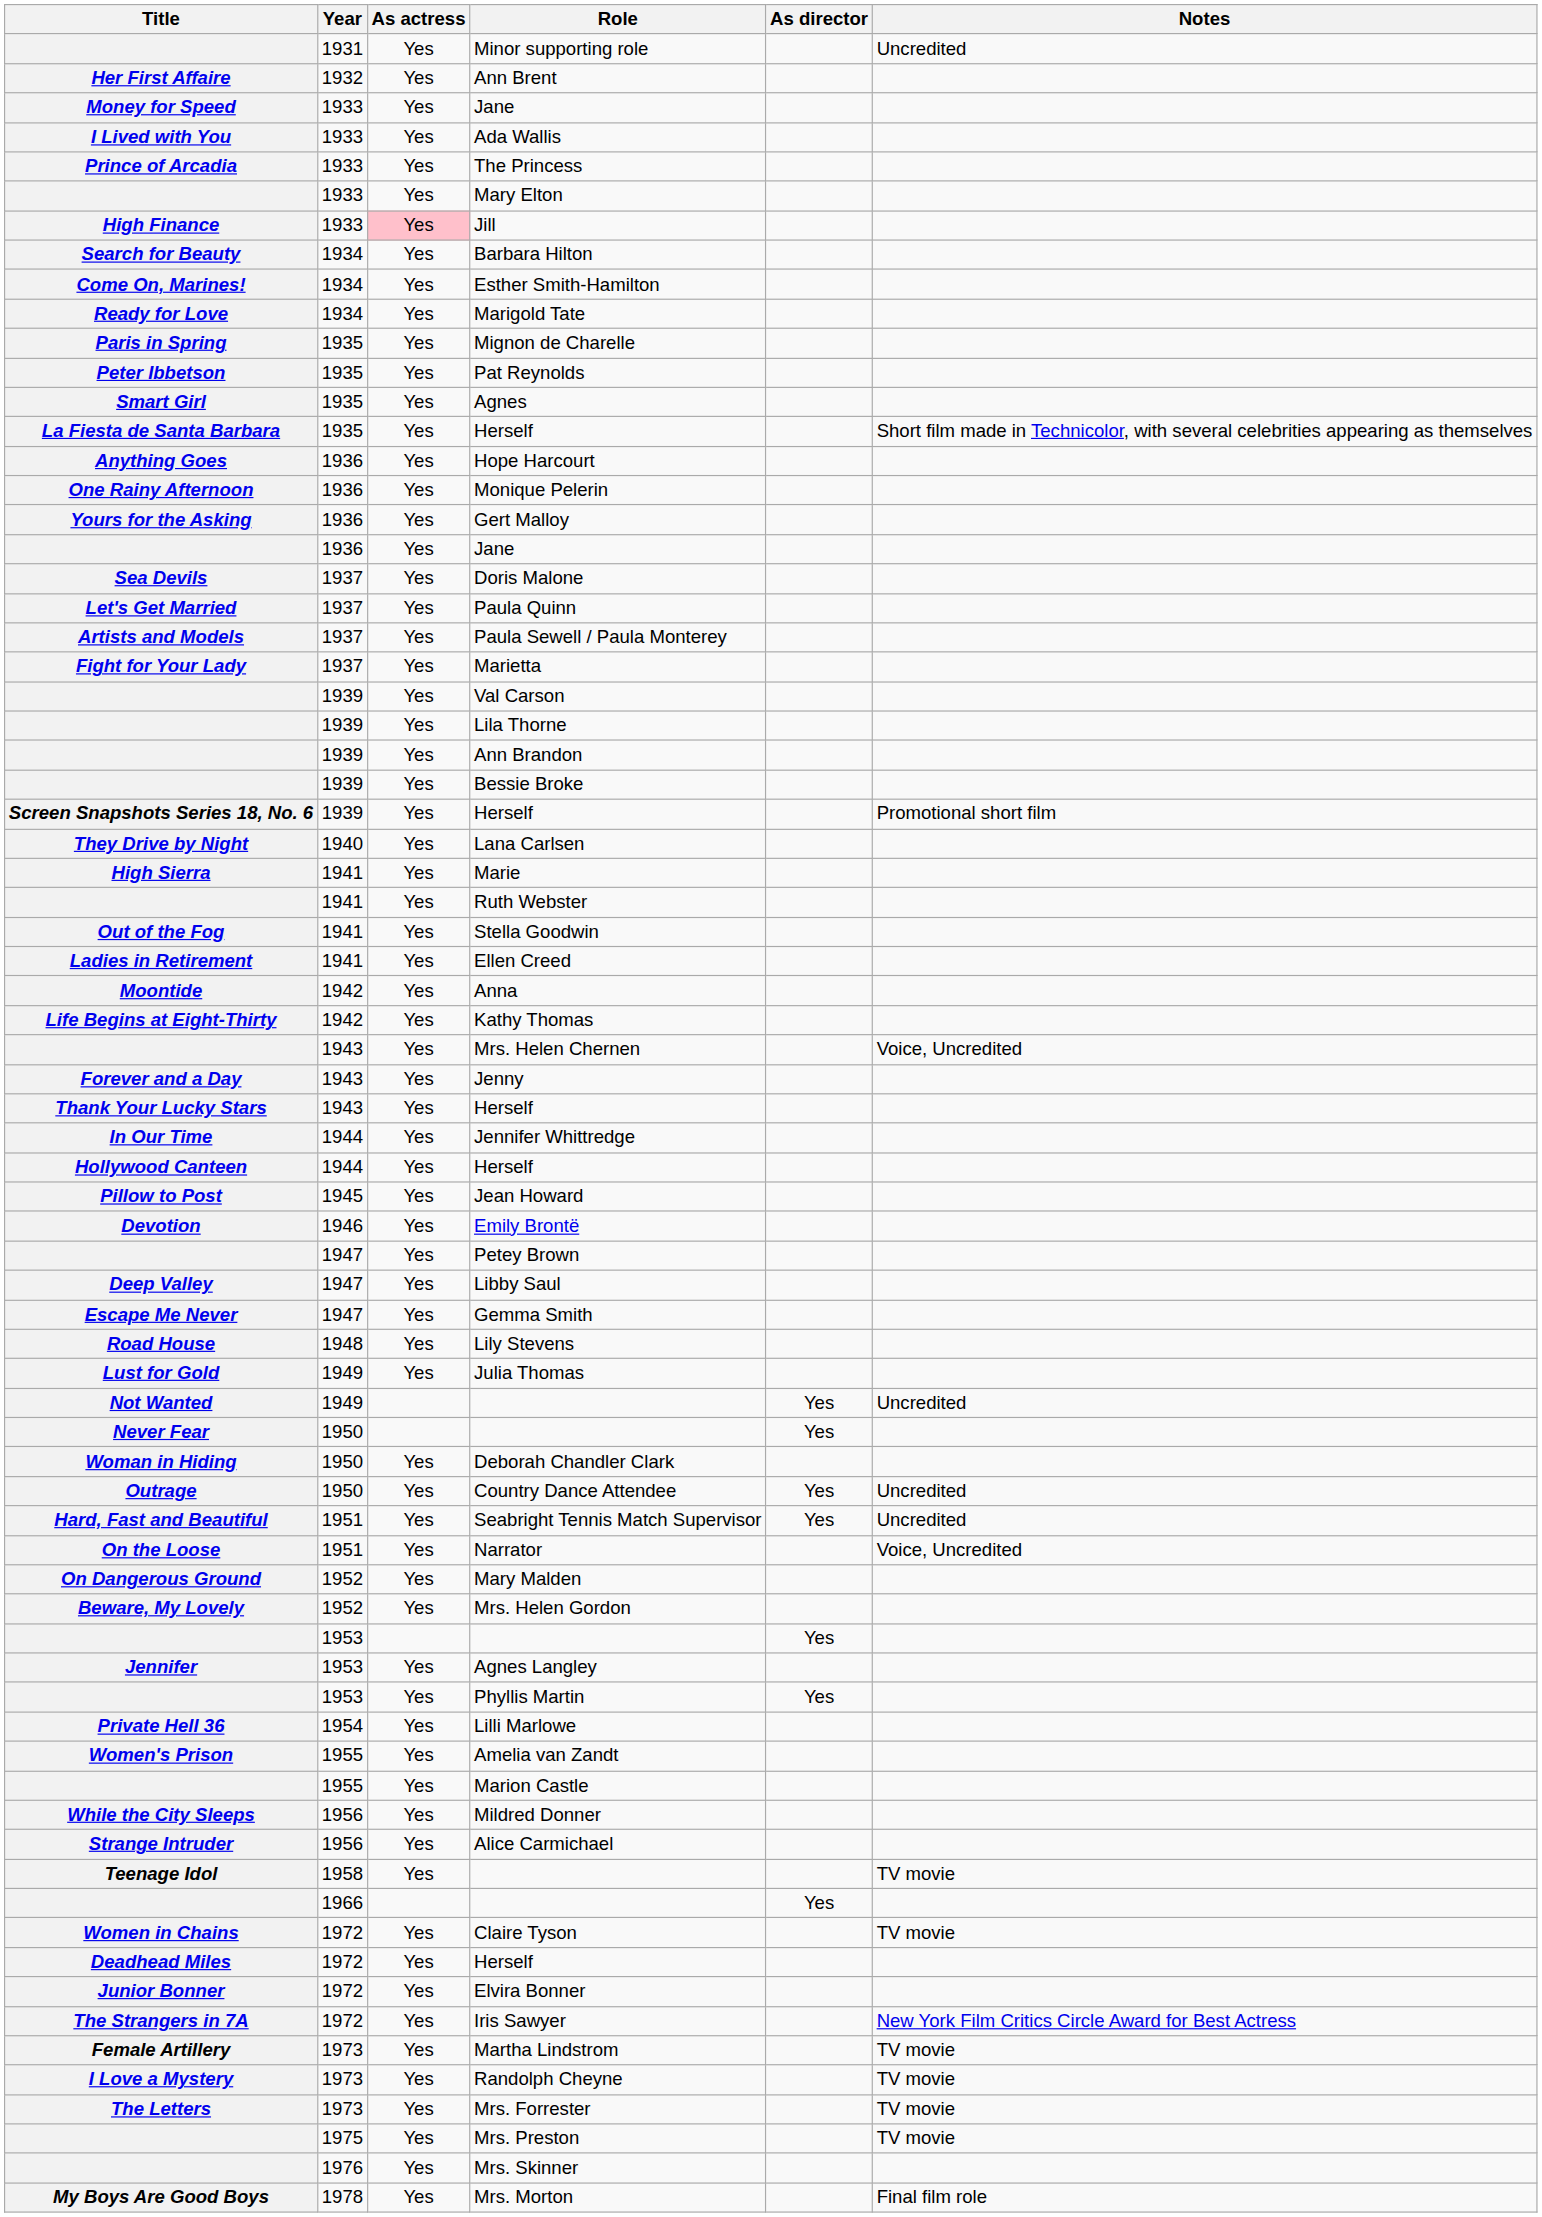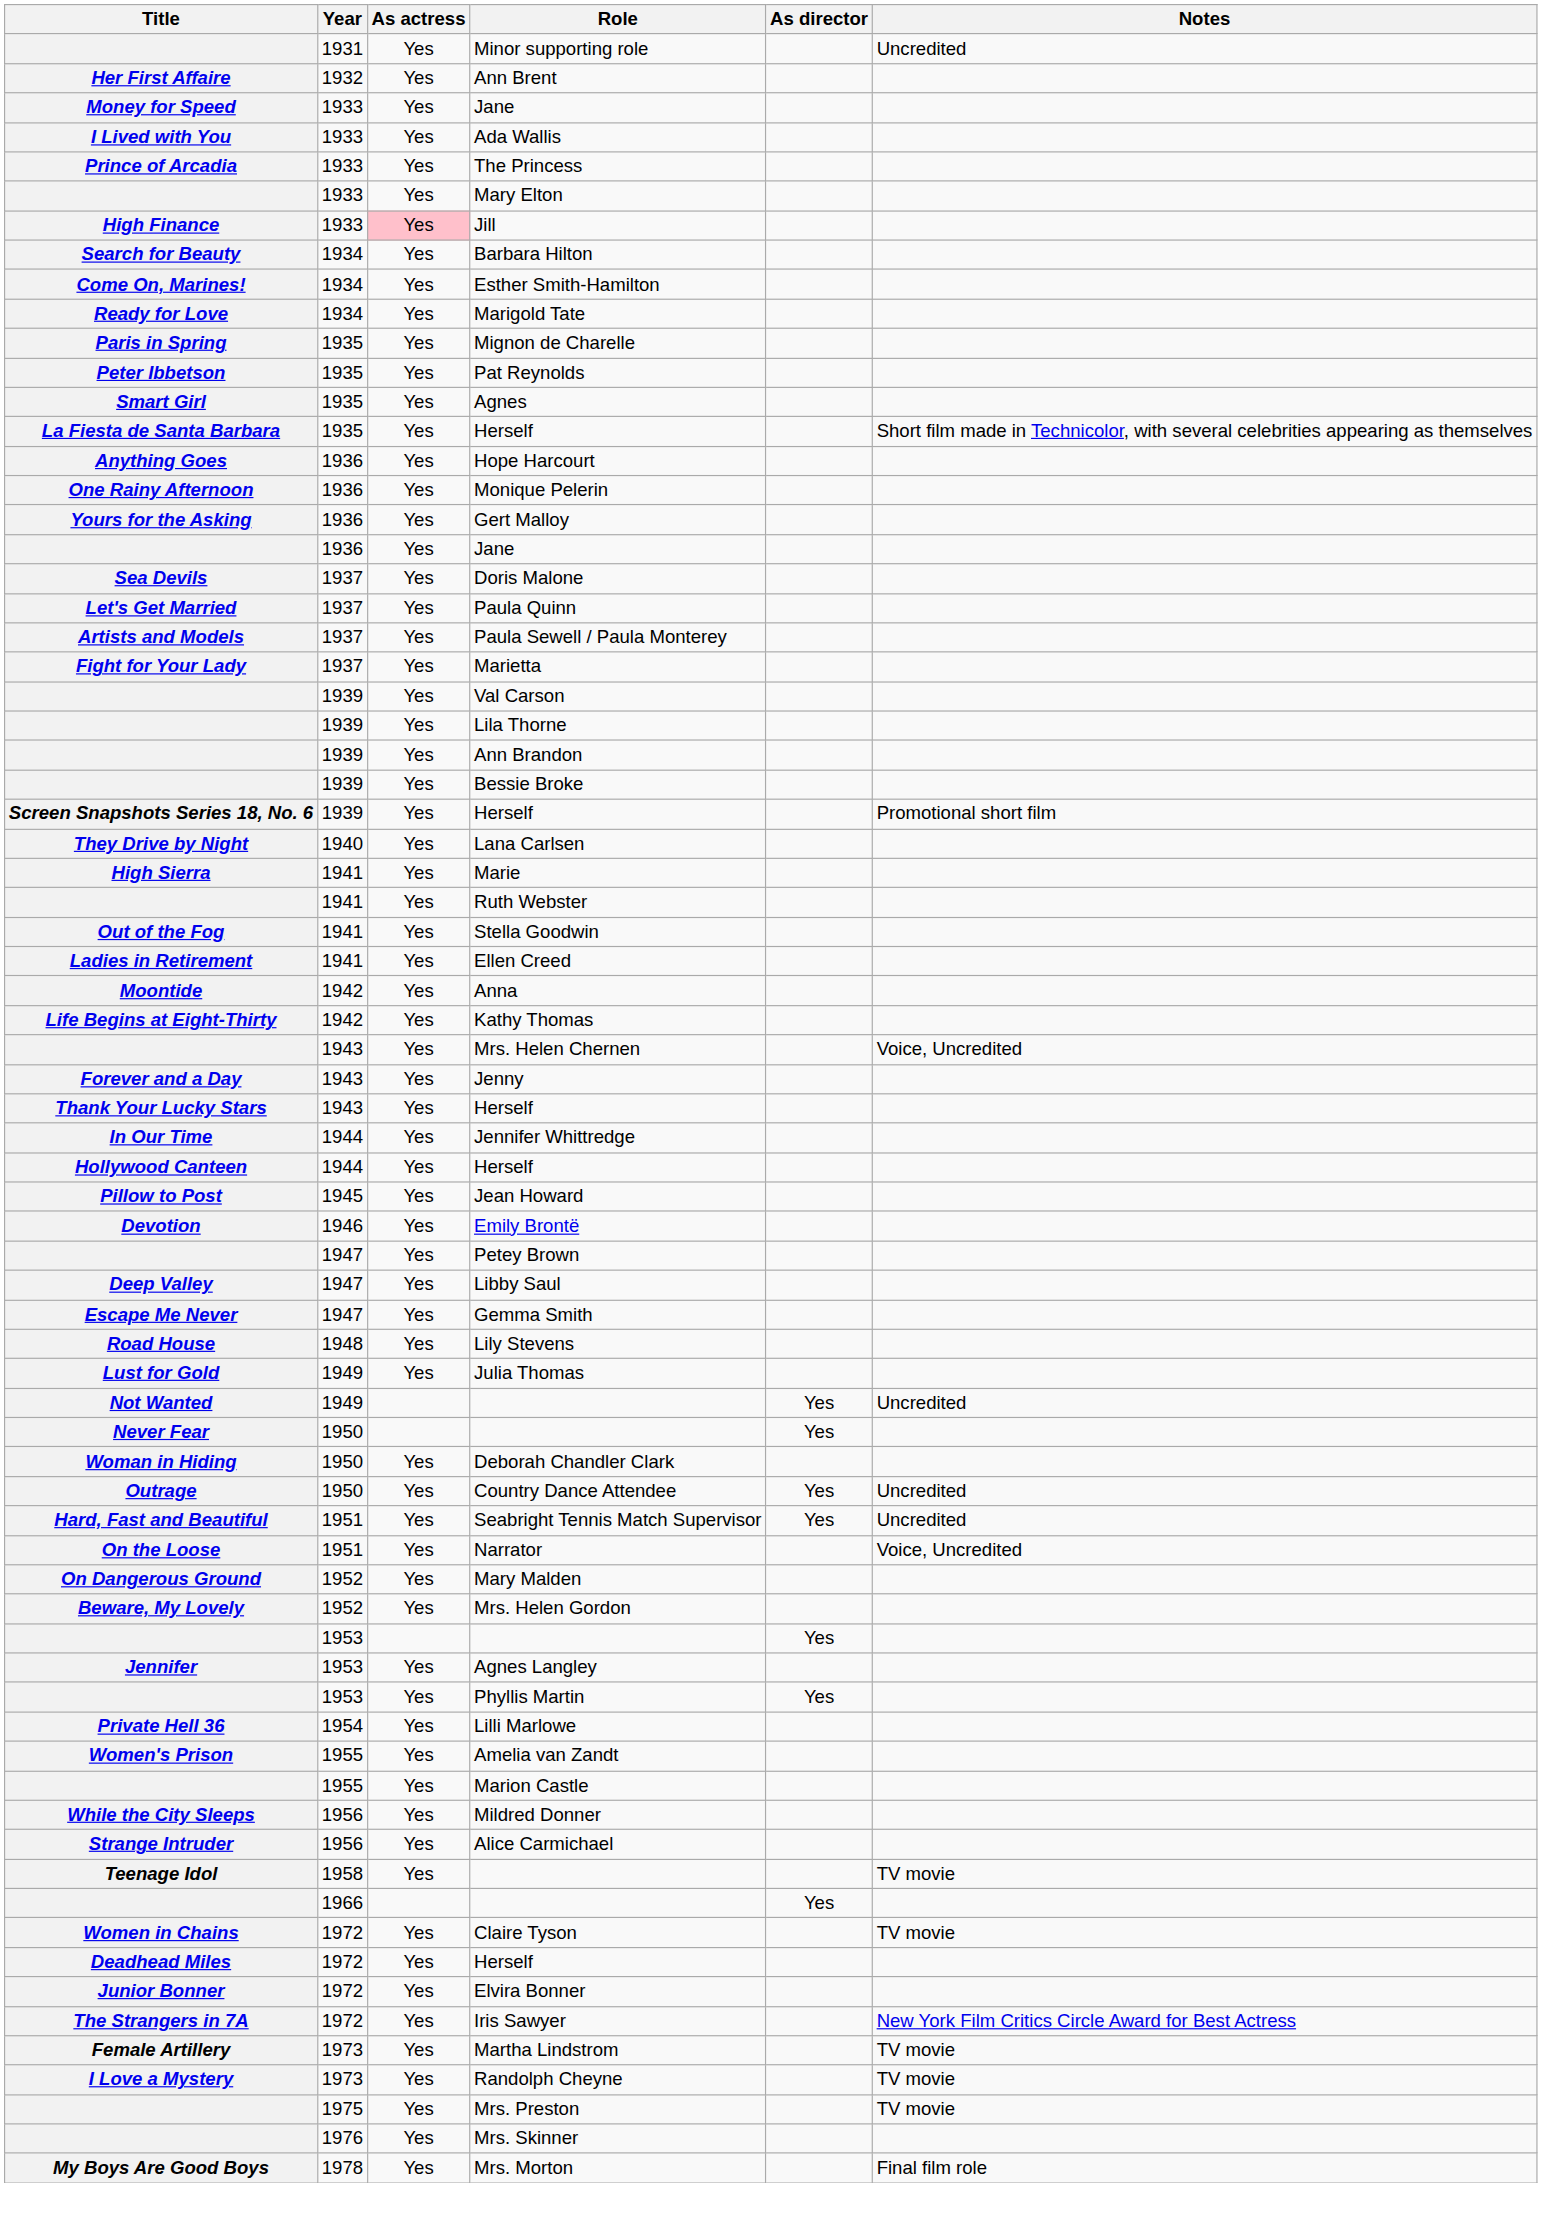- row: (342, 2109)
